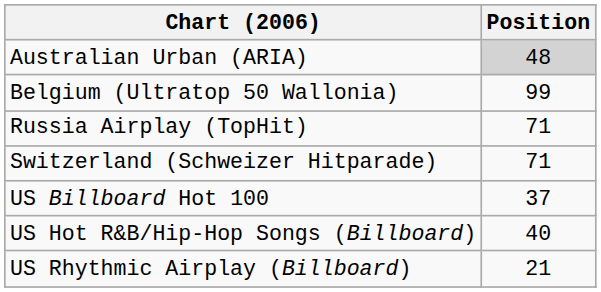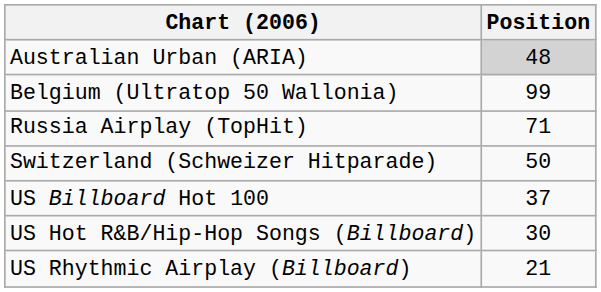(538, 163) 71 -> (538, 163) 50
(538, 233) 40 -> (538, 233) 30
